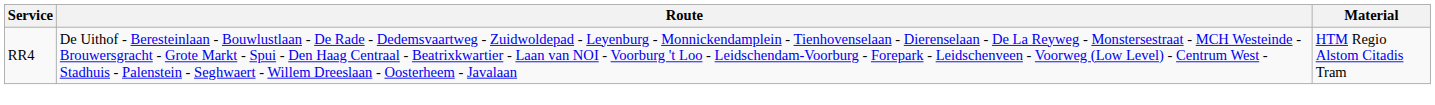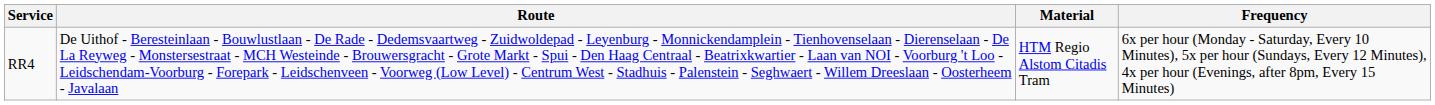+ column: (1274, 16)
